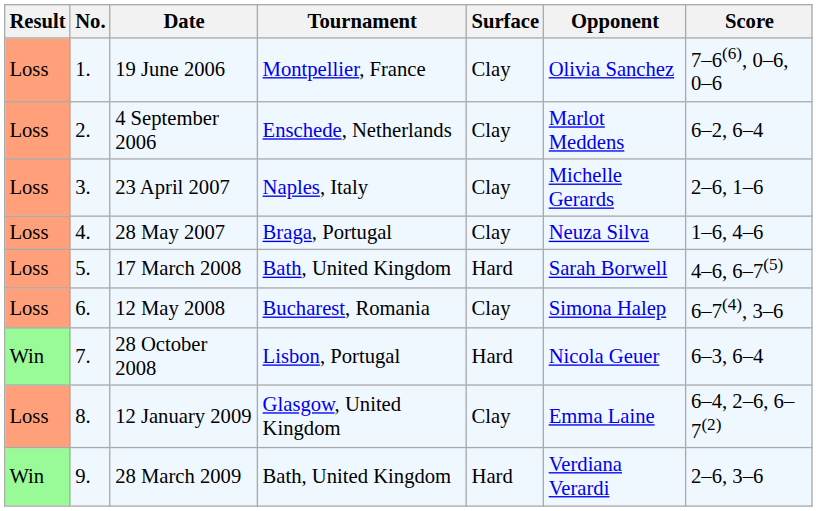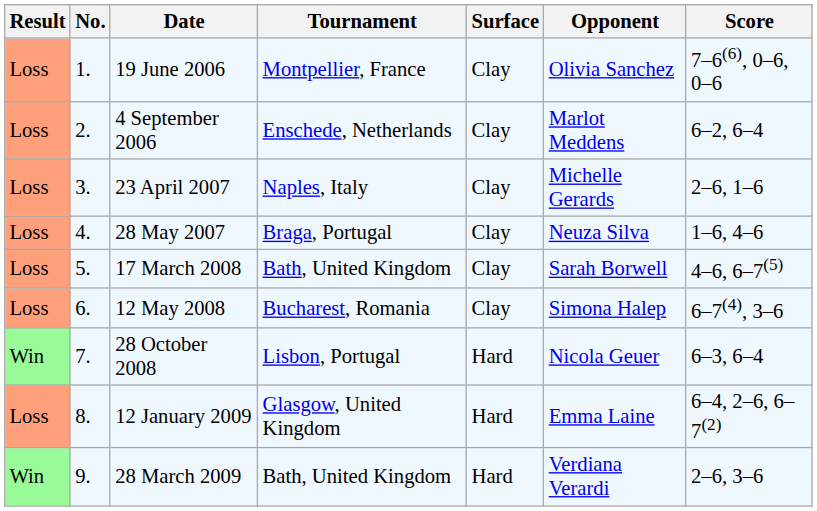(492, 268) Hard -> (491, 268) Clay
(491, 415) Clay -> (492, 415) Hard
